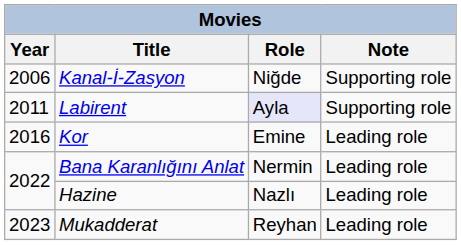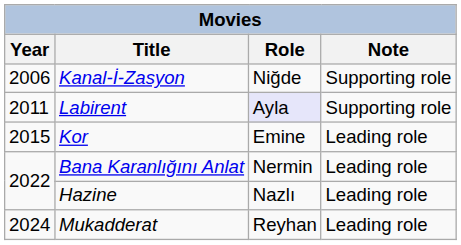(30, 137) 2016 -> (30, 137) 2015
(30, 225) 2023 -> (30, 225) 2024
